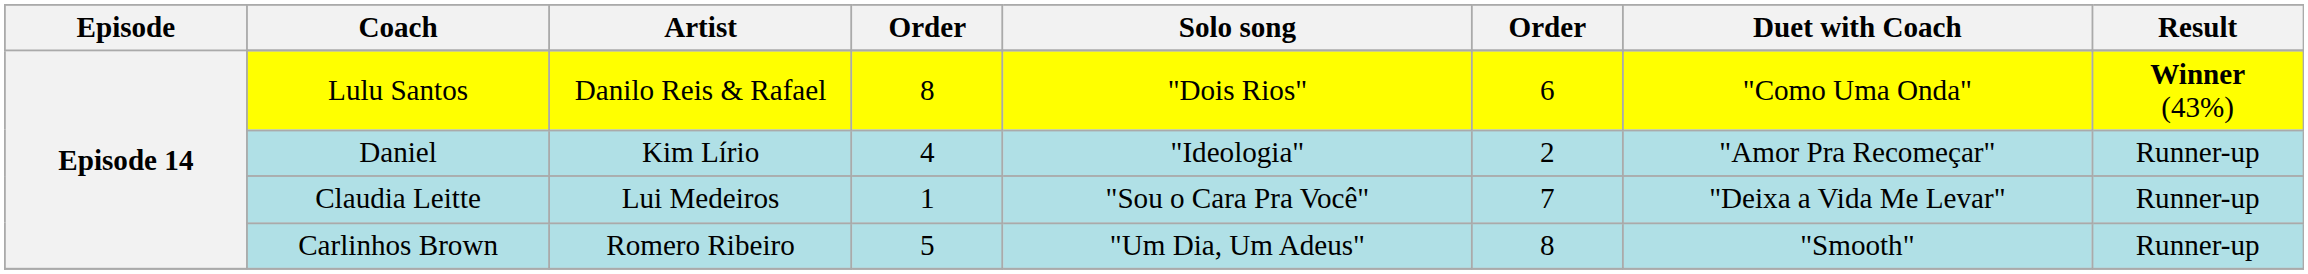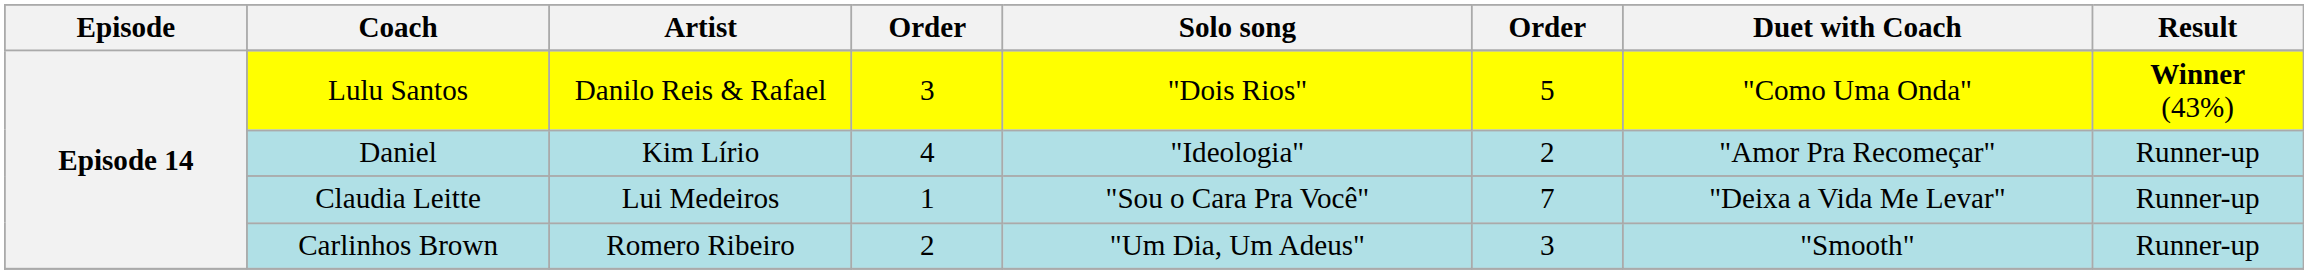(927, 90) 8 -> (927, 90) 3
(1547, 90) 6 -> (1547, 90) 5
(927, 245) 5 -> (927, 245) 2
(1547, 245) 8 -> (1547, 245) 3
